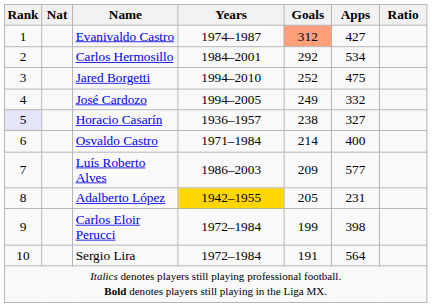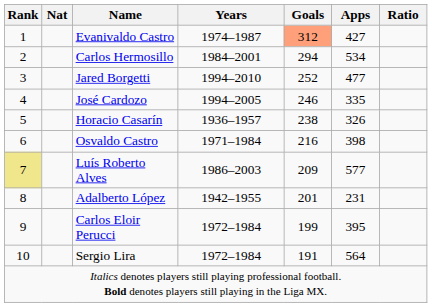(308, 57) 292 -> (308, 57) 294
(355, 78) 475 -> (355, 78) 477
(308, 99) 249 -> (308, 99) 246
(355, 99) 332 -> (355, 99) 335
(23, 120) lavender background -> (23, 120) no background
(355, 120) 327 -> (355, 120) 326
(308, 141) 214 -> (308, 141) 216
(355, 141) 400 -> (355, 141) 398
(23, 169) no background -> (23, 169) khaki background
(231, 198) gold background -> (231, 198) no background
(308, 198) 205 -> (308, 198) 201
(355, 226) 398 -> (355, 226) 395
